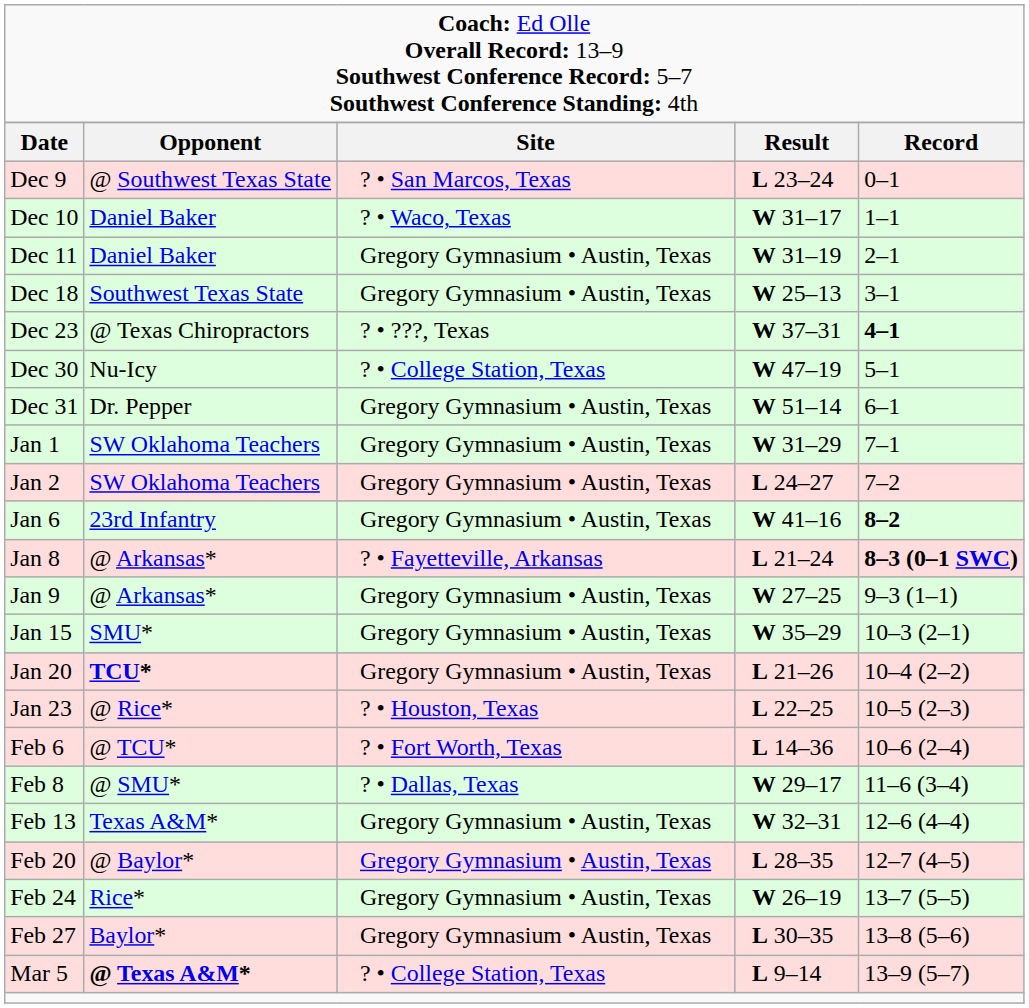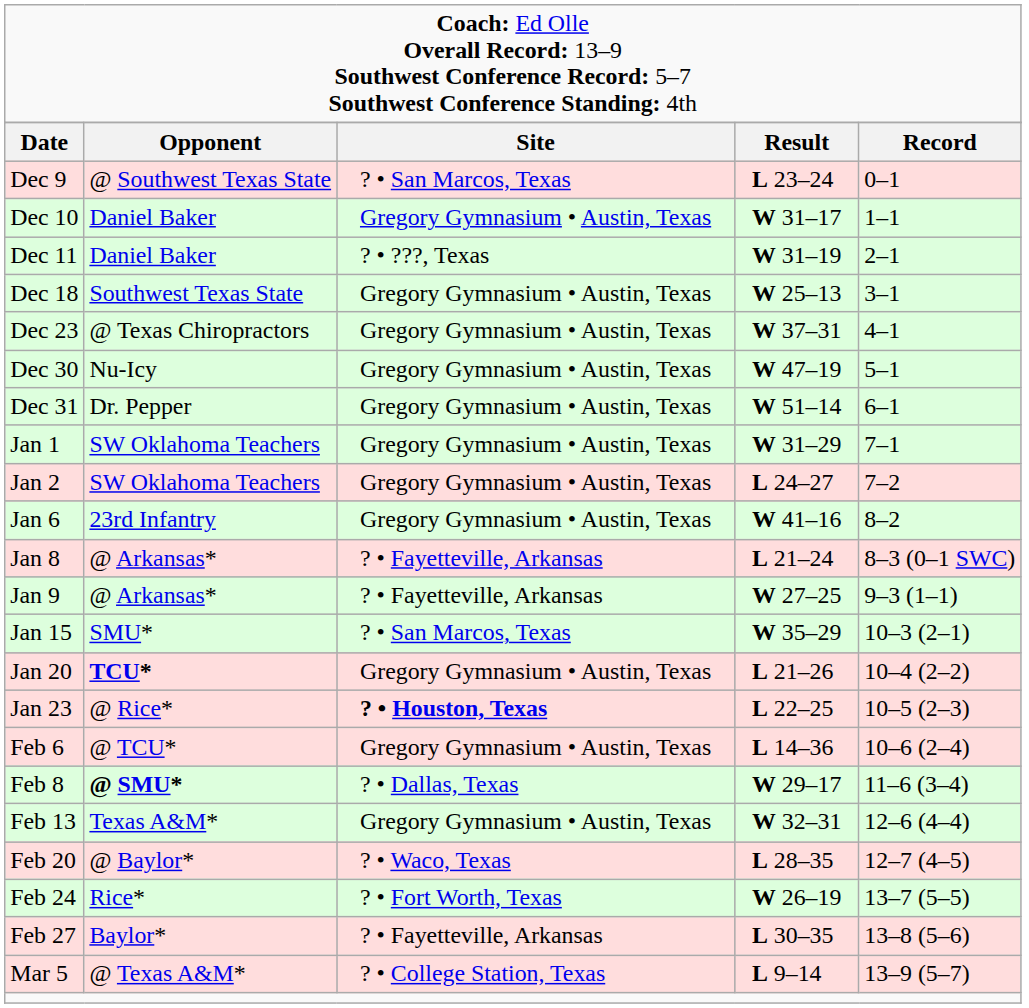(435, 217) ? • Waco, Texas -> (536, 217) Gregory Gymnasium • Austin, Texas
(536, 255) Gregory Gymnasium • Austin, Texas -> (425, 255) ? • ???, Texas
(425, 330) ? • ???, Texas -> (536, 330) Gregory Gymnasium • Austin, Texas
(882, 330) bold -> (882, 330) normal
(483, 368) ? • College Station, Texas -> (536, 368) Gregory Gymnasium • Austin, Texas
(882, 519) bold -> (882, 519) normal
(941, 557) bold -> (940, 557) normal
(536, 595) Gregory Gymnasium • Austin, Texas -> (481, 595) ? • Fayetteville, Arkansas
(536, 633) Gregory Gymnasium • Austin, Texas -> (465, 633) ? • San Marcos, Texas
(449, 708) normal -> (454, 708) bold
(461, 746) ? • Fort Worth, Texas -> (536, 746) Gregory Gymnasium • Austin, Texas
(135, 784) normal -> (136, 784) bold
(536, 860) Gregory Gymnasium • Austin, Texas -> (435, 860) ? • Waco, Texas
(536, 897) Gregory Gymnasium • Austin, Texas -> (461, 897) ? • Fort Worth, Texas
(536, 935) Gregory Gymnasium • Austin, Texas -> (481, 935) ? • Fayetteville, Arkansas
(170, 973) bold -> (168, 973) normal
